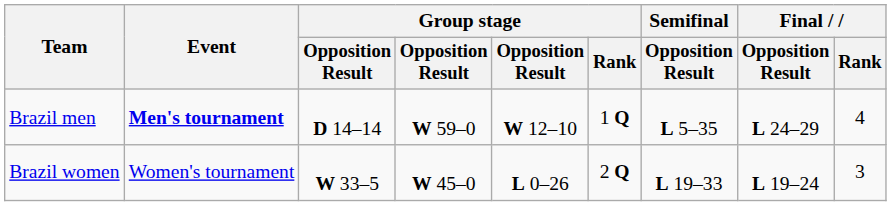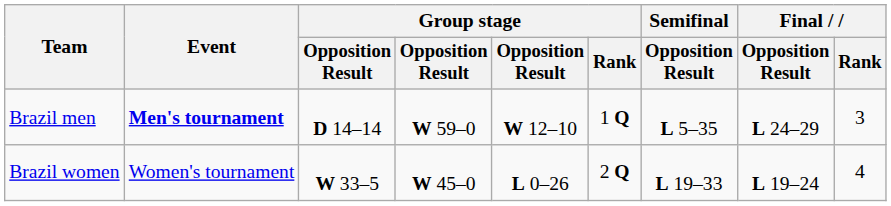(860, 117) 4 -> (860, 117) 3
(860, 172) 3 -> (860, 172) 4
